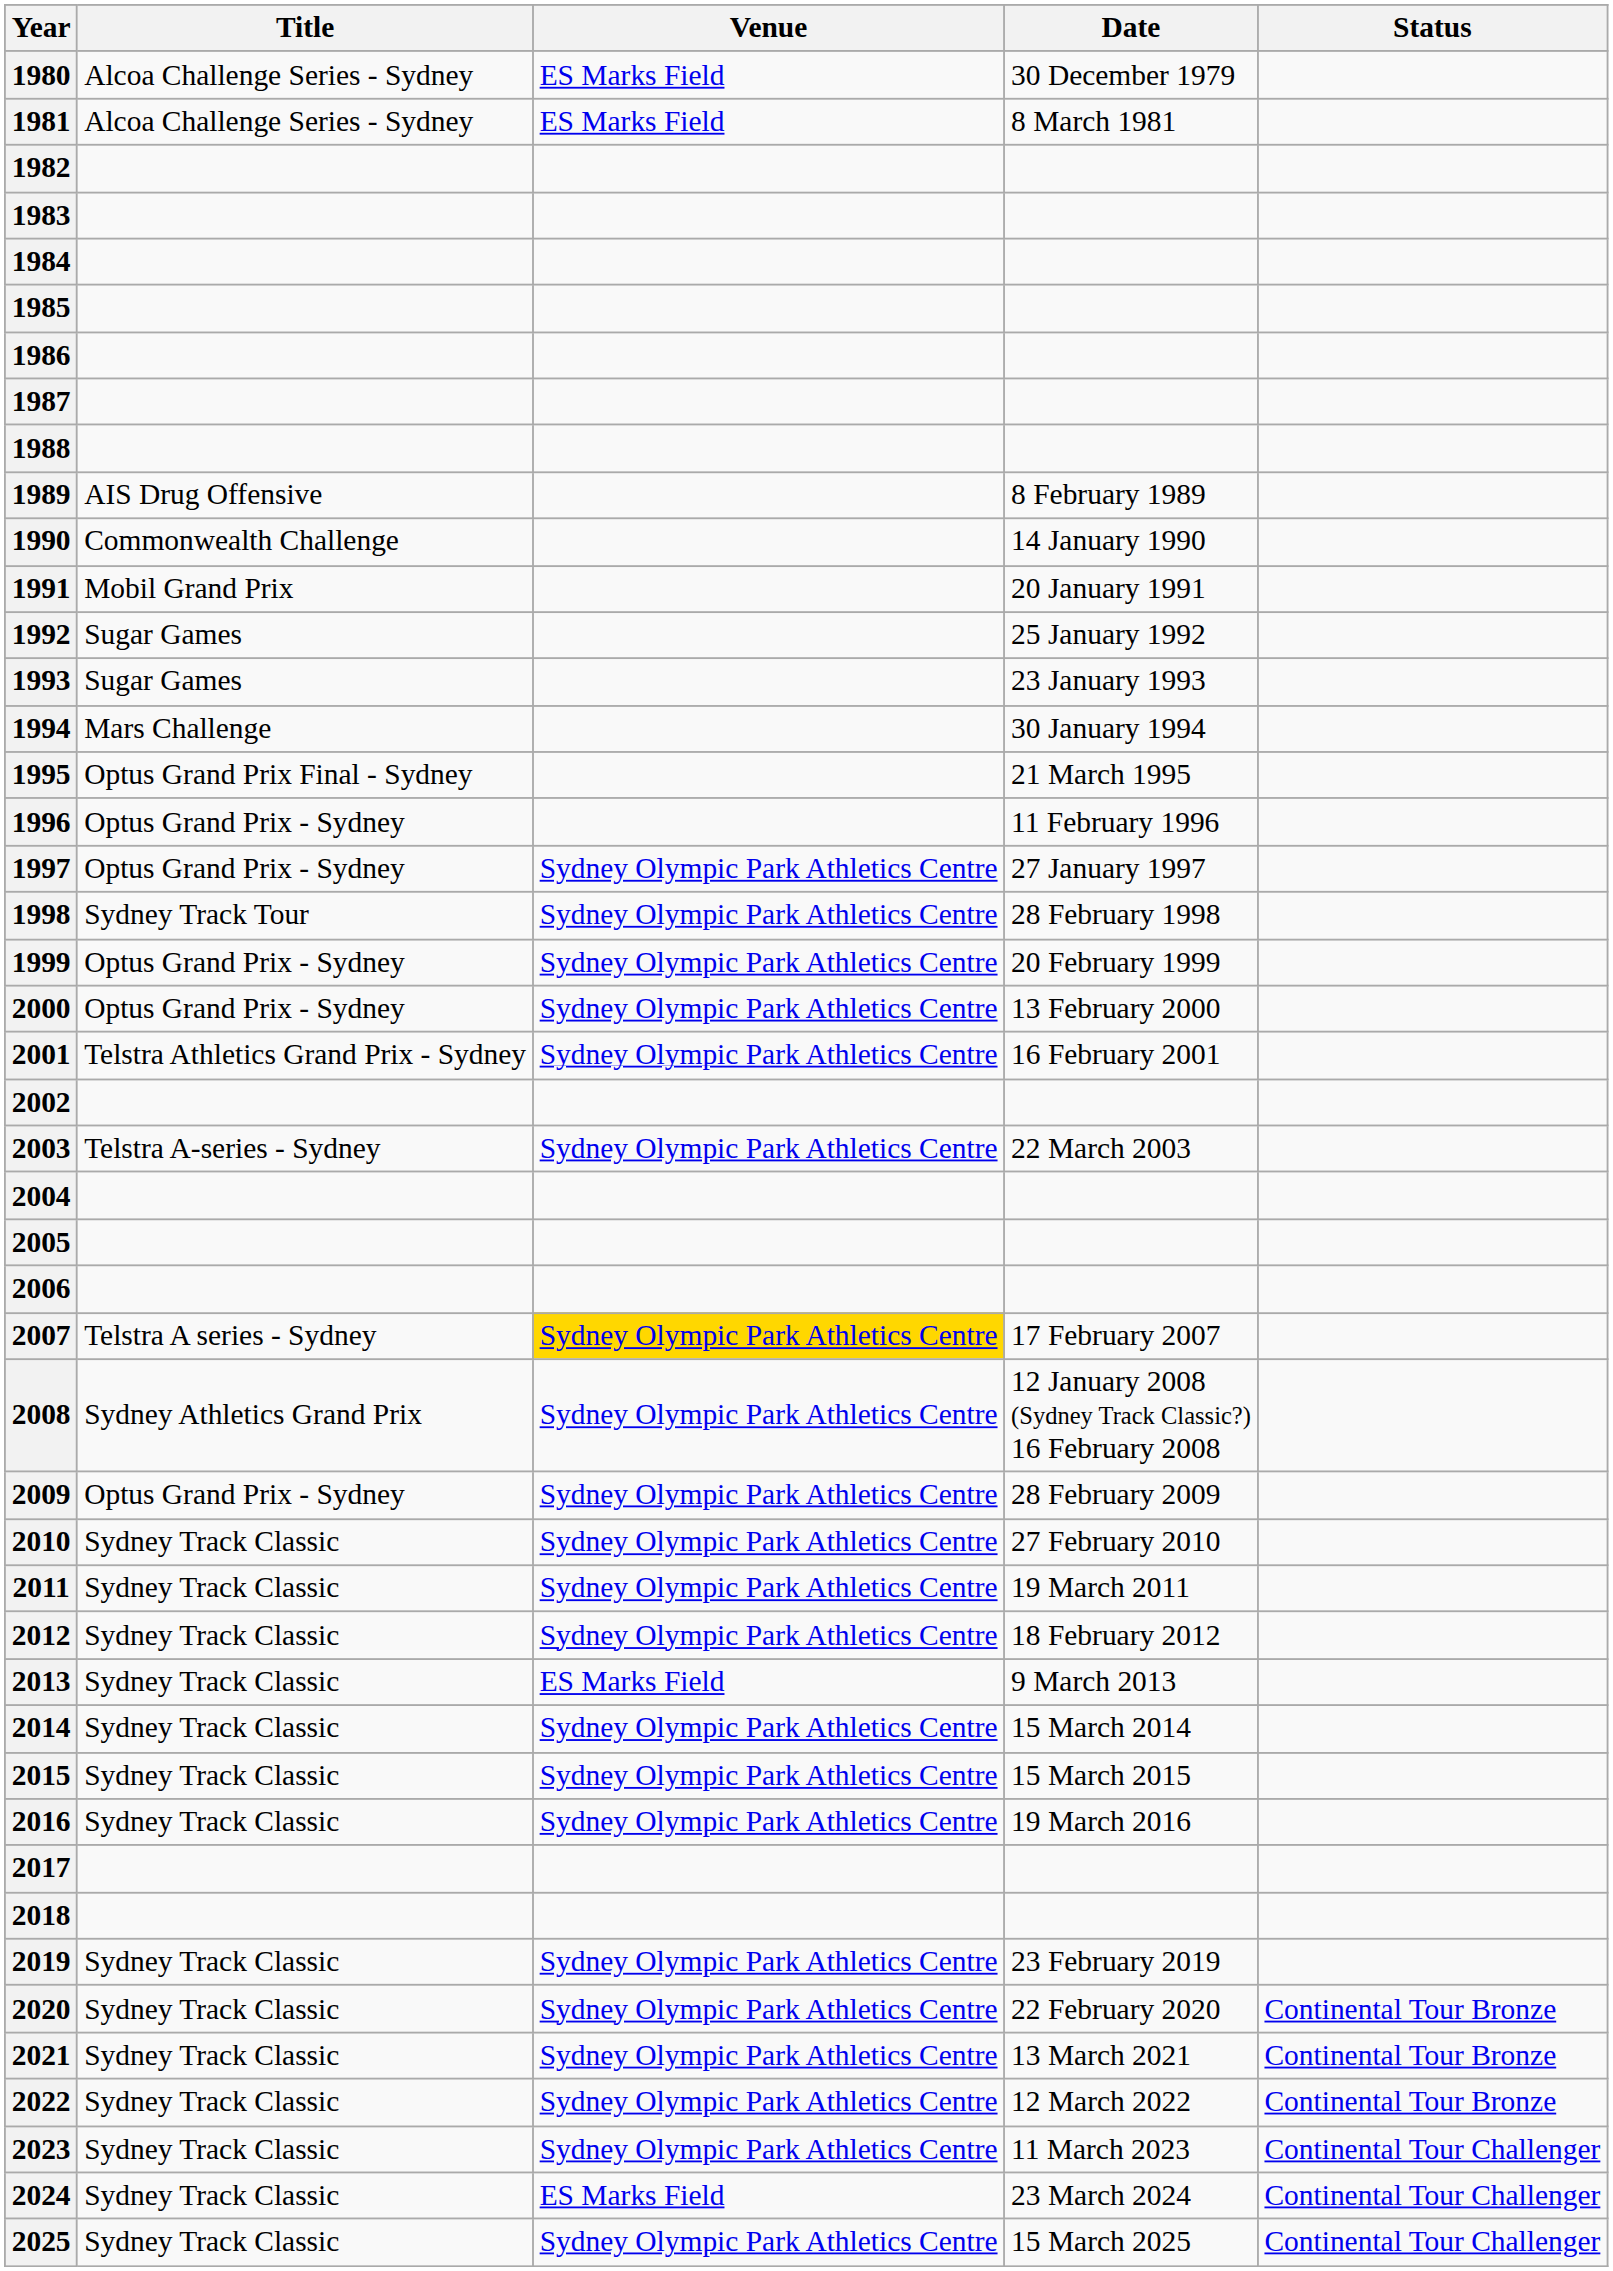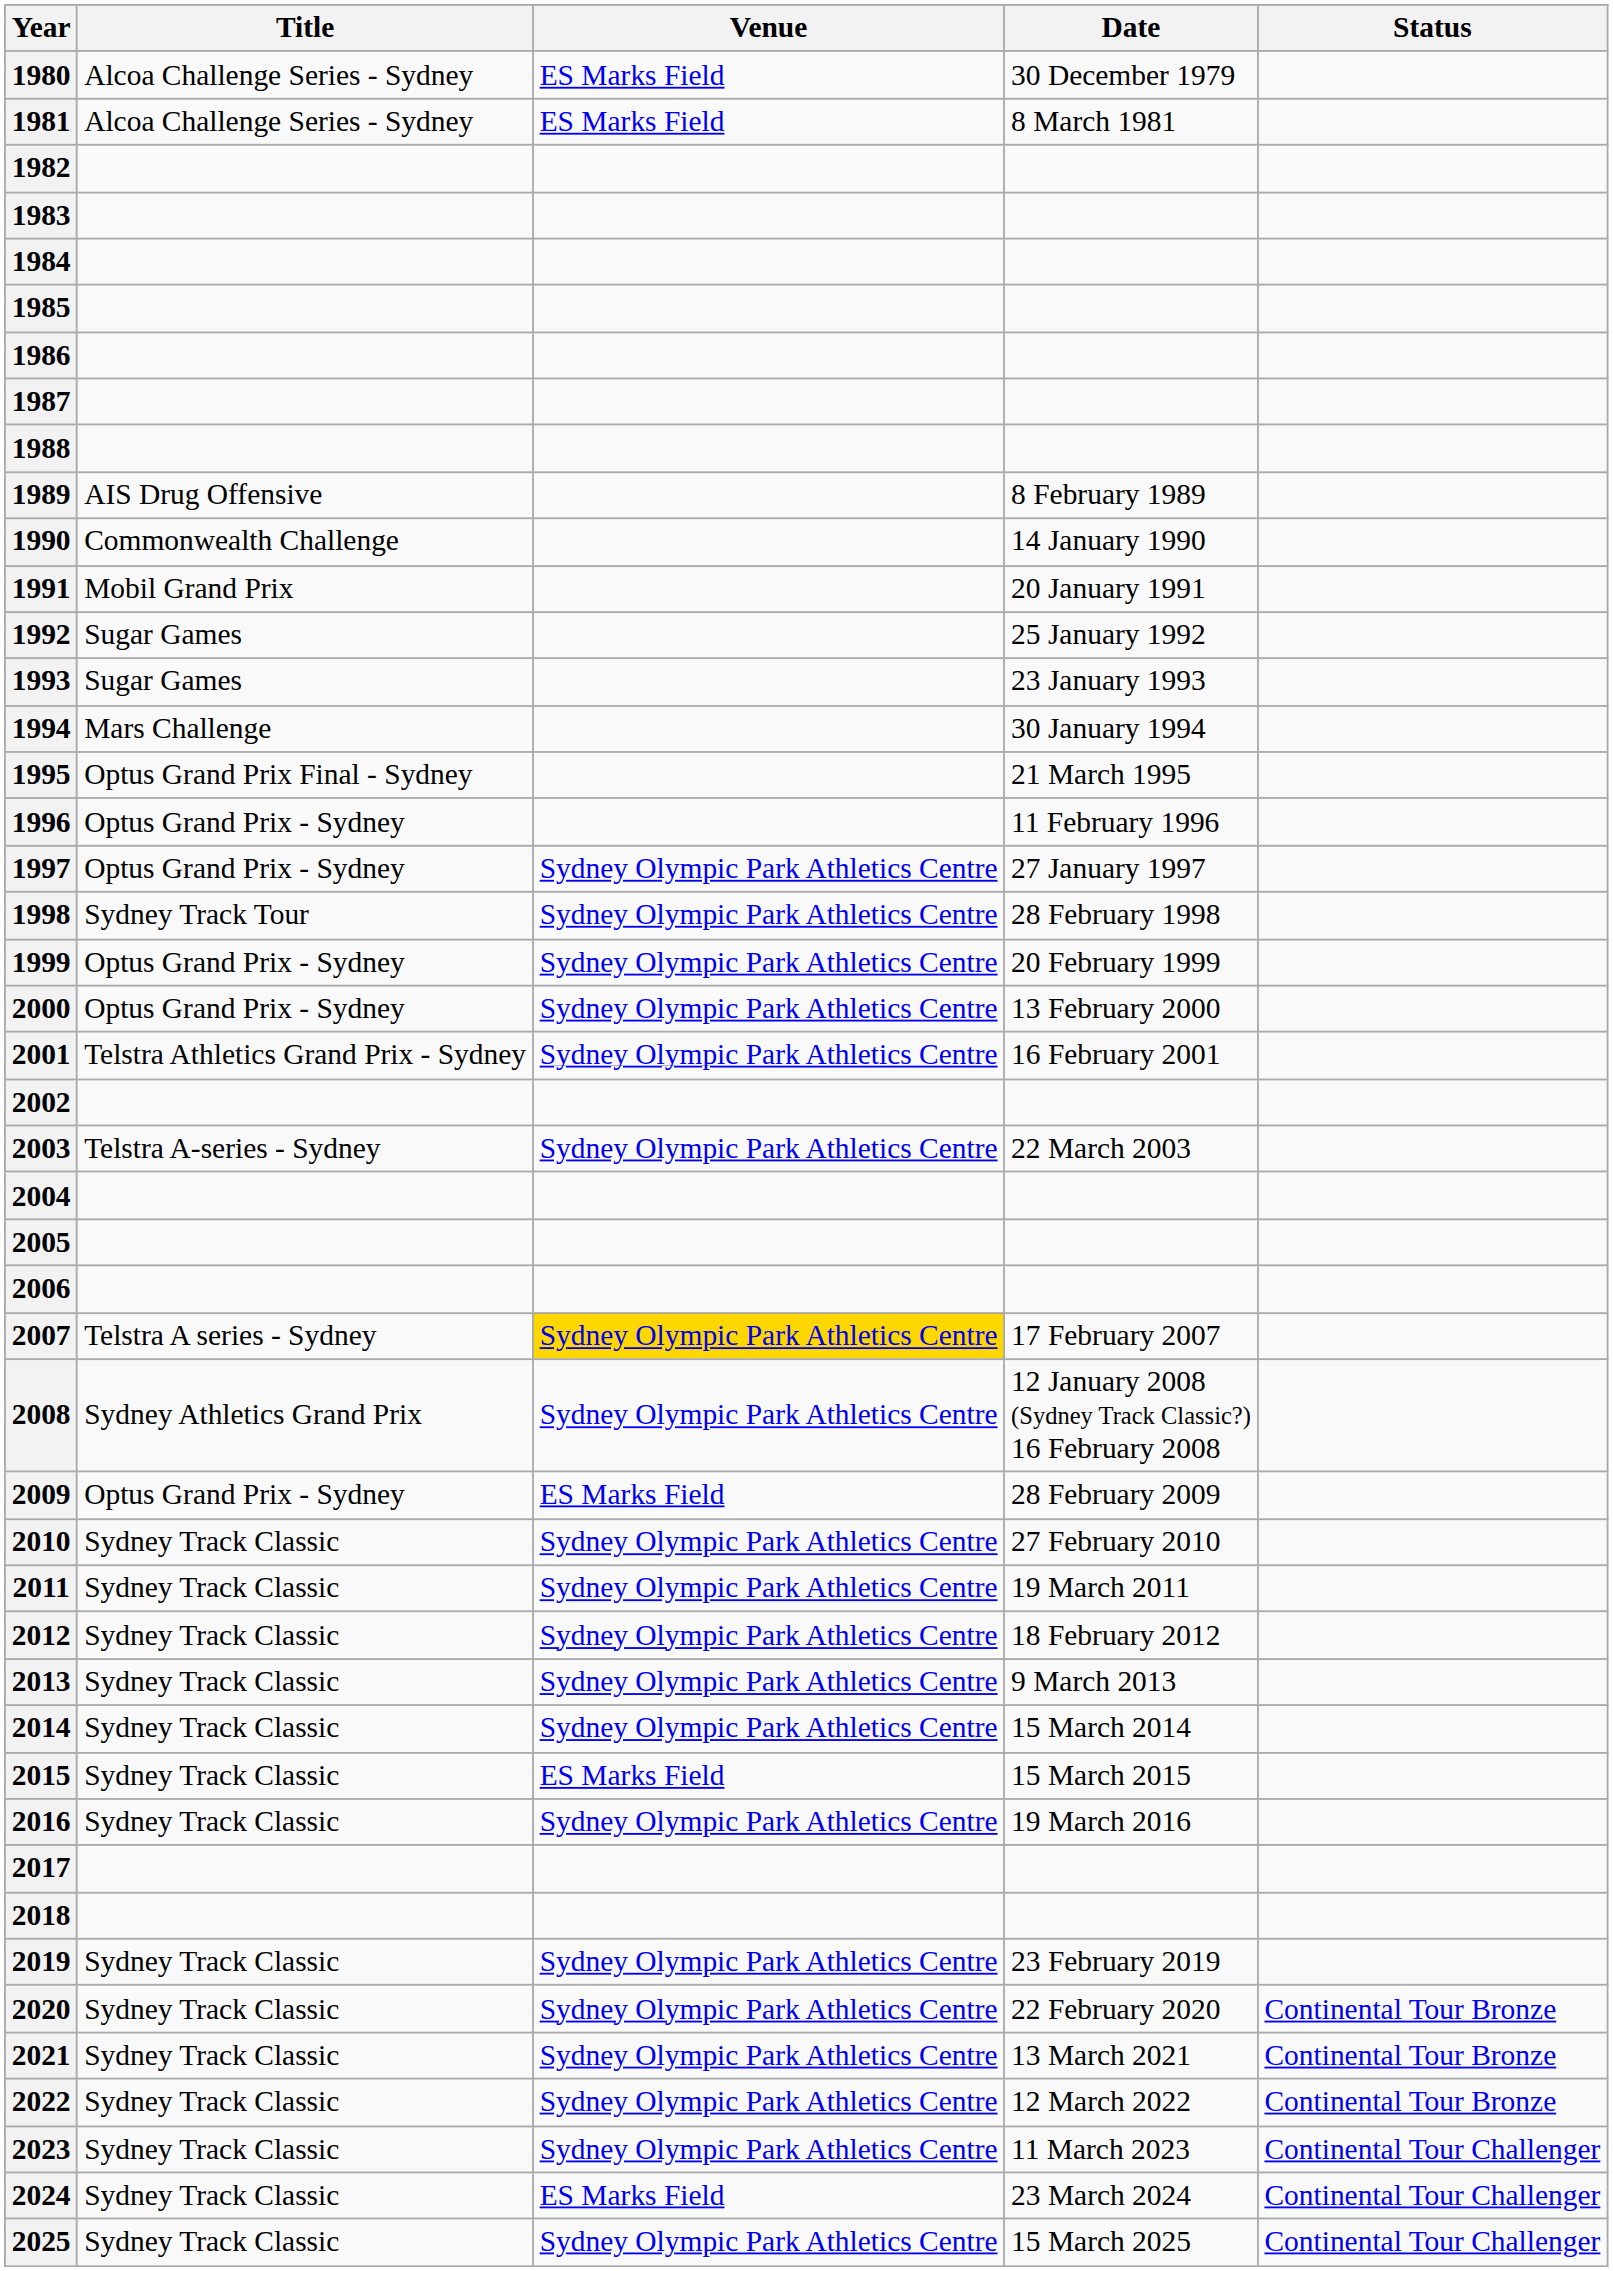(769, 1494) Sydney Olympic Park Athletics Centre -> (632, 1494) ES Marks Field
(632, 1681) ES Marks Field -> (769, 1681) Sydney Olympic Park Athletics Centre
(769, 1774) Sydney Olympic Park Athletics Centre -> (632, 1774) ES Marks Field
